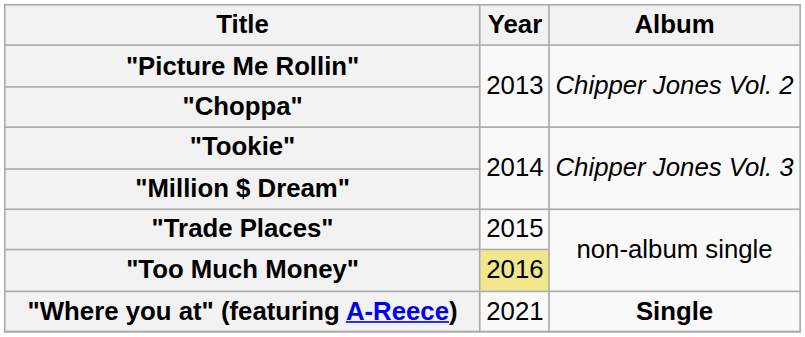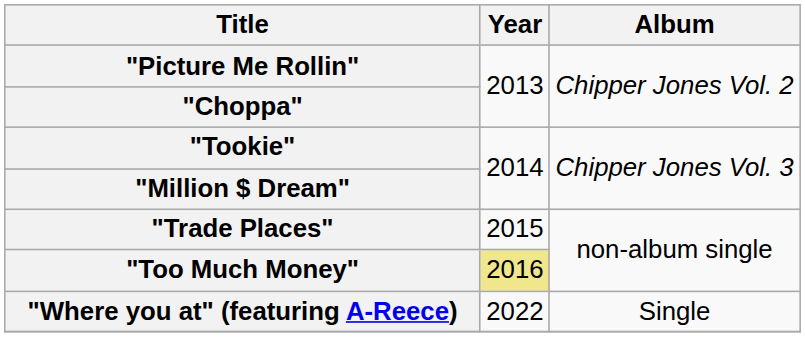(515, 310) 2021 -> (515, 310) 2022
(675, 310) bold -> (675, 310) normal
